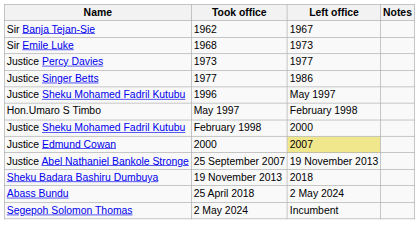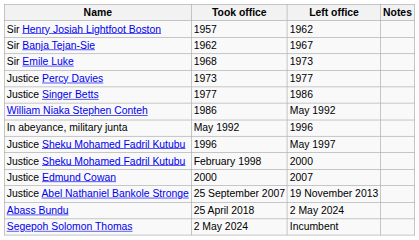+ row: (84, 29)
+ row: (77, 111)
+ row: (67, 128)
- row: (54, 111)
(301, 144) khaki background -> (301, 177) no background
- row: (82, 177)
